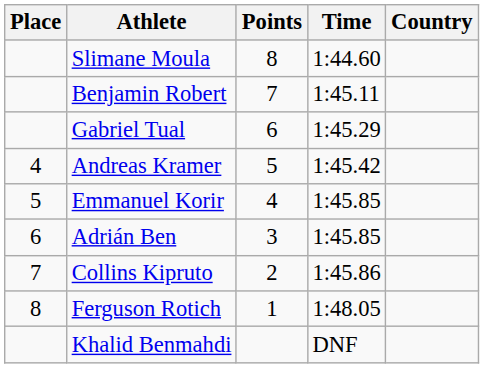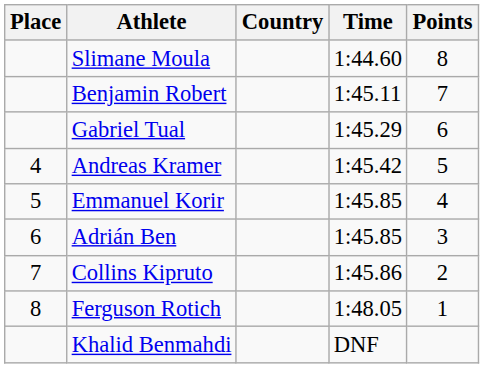columns swapped: (432, 22) <-> (272, 22)
